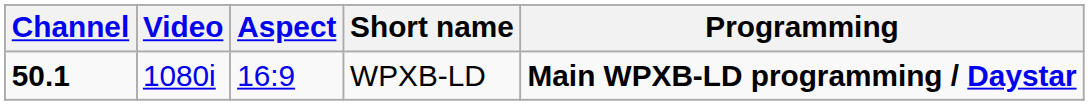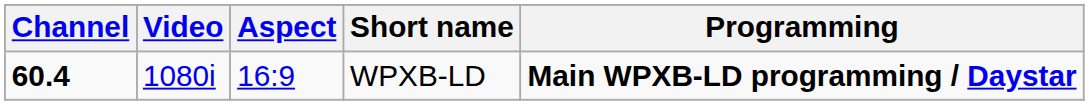(41, 75) 50.1 -> (41, 75) 60.4
